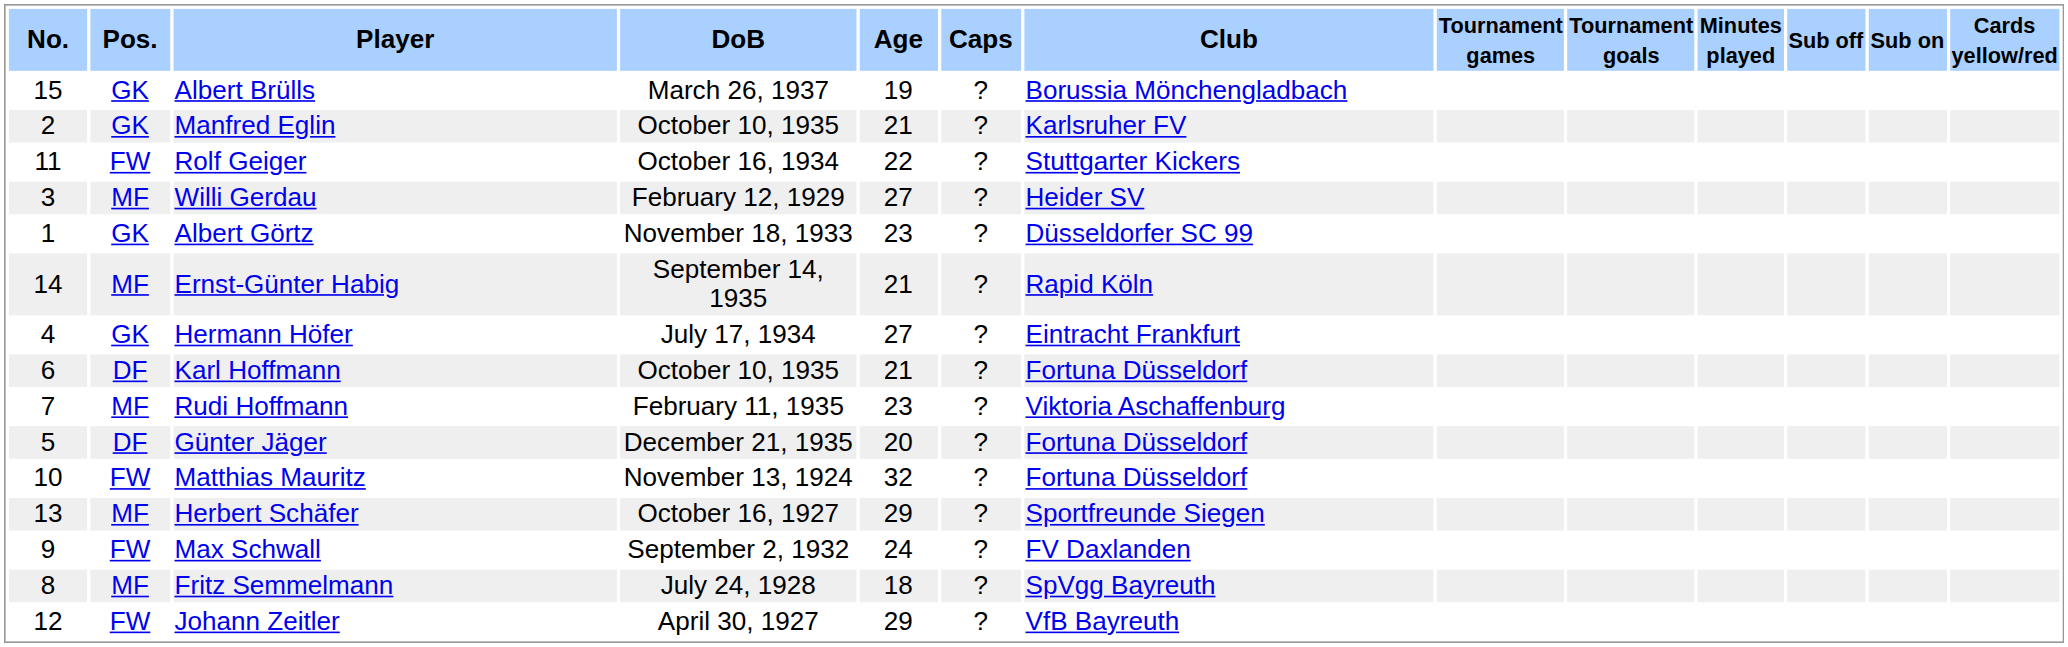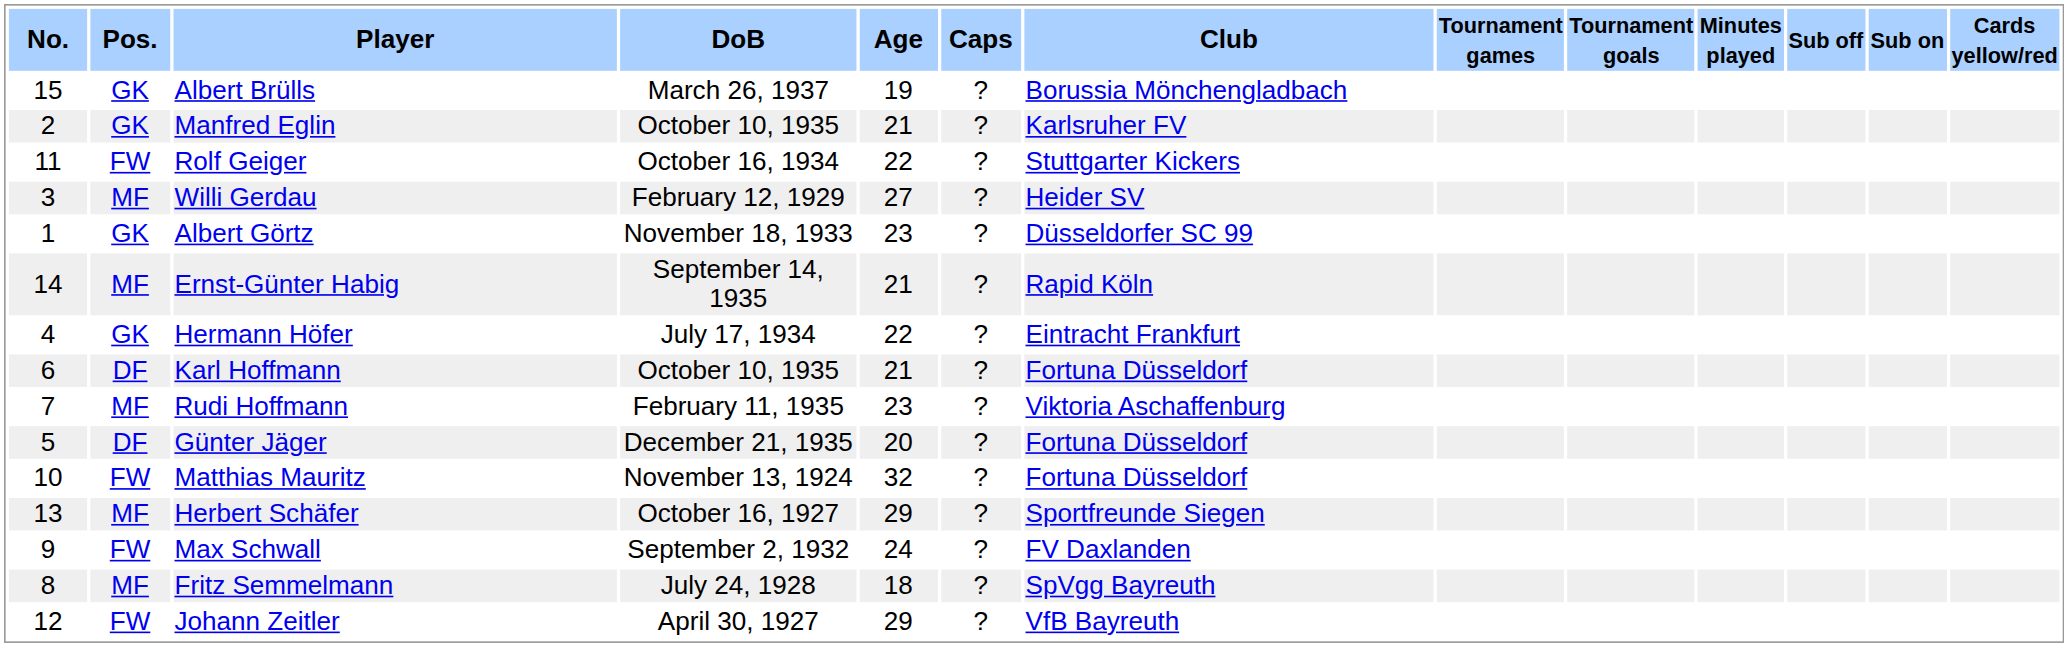(898, 334) 27 -> (898, 334) 22
